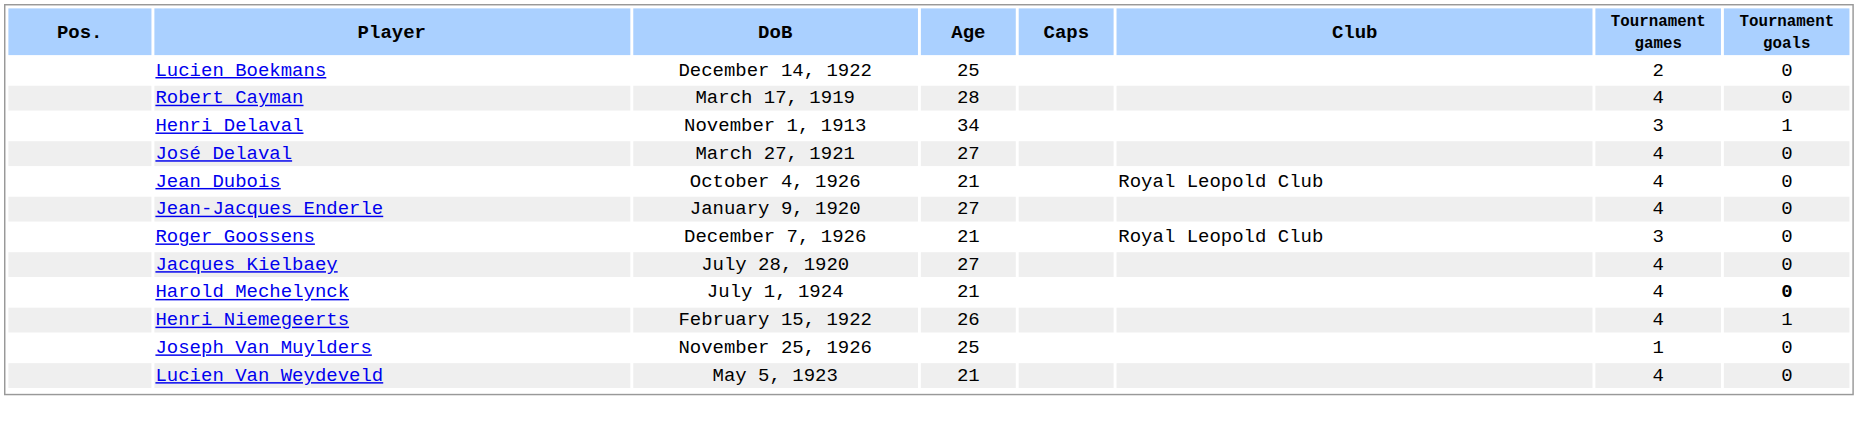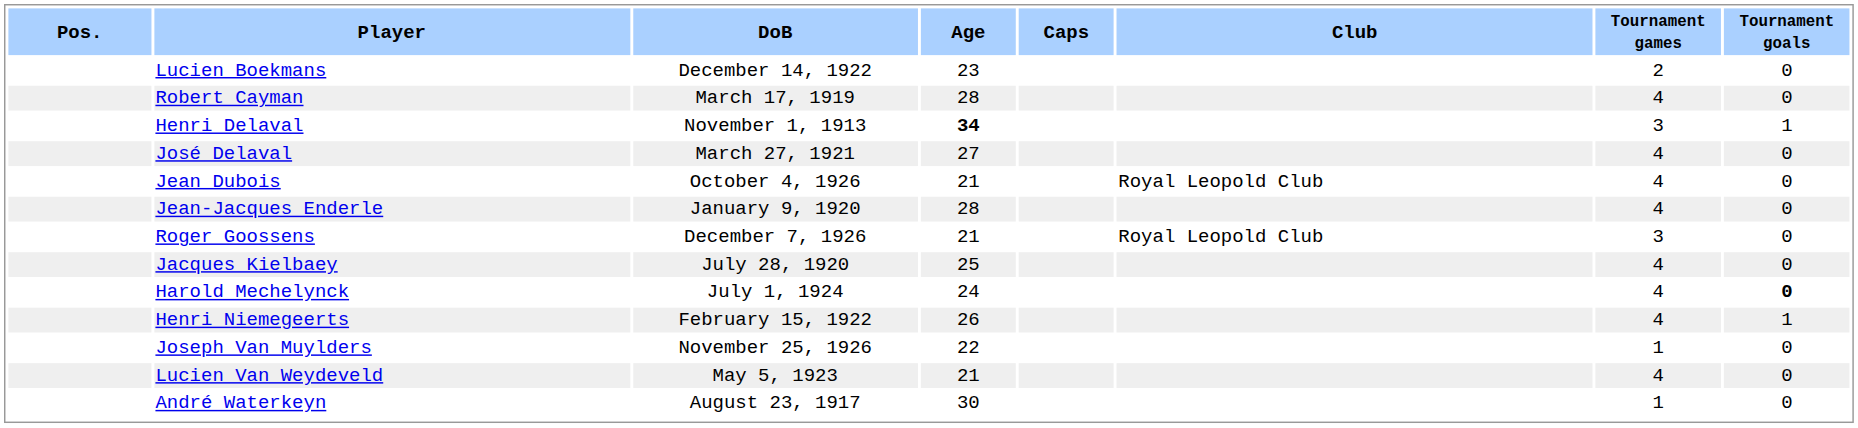(968, 70) 25 -> (968, 70) 23
(968, 126) normal -> (968, 126) bold
(968, 209) 27 -> (968, 209) 28
(968, 265) 27 -> (968, 265) 25
(968, 292) 21 -> (968, 292) 24
(968, 348) 25 -> (968, 348) 22
+ row: (241, 403)
